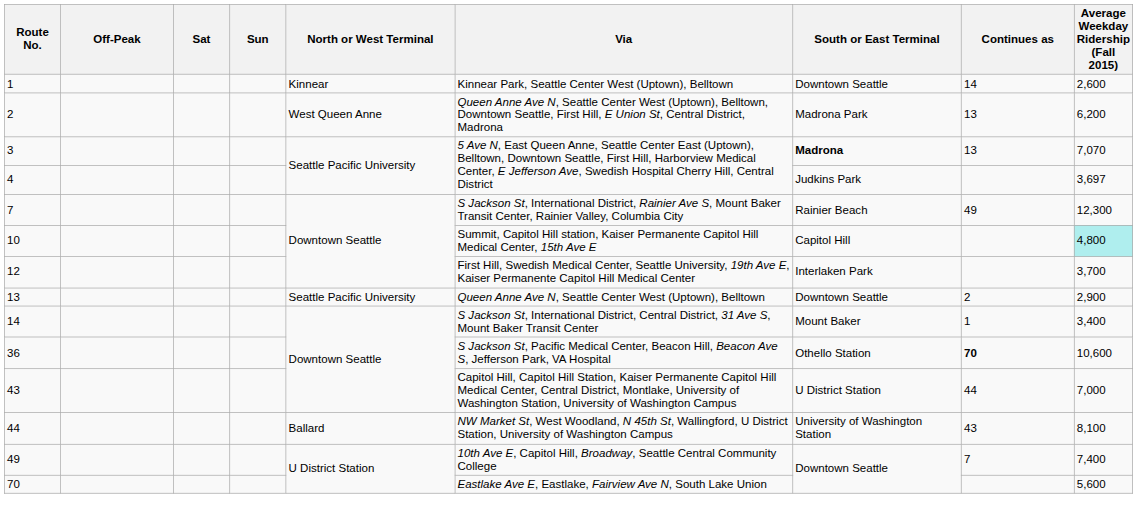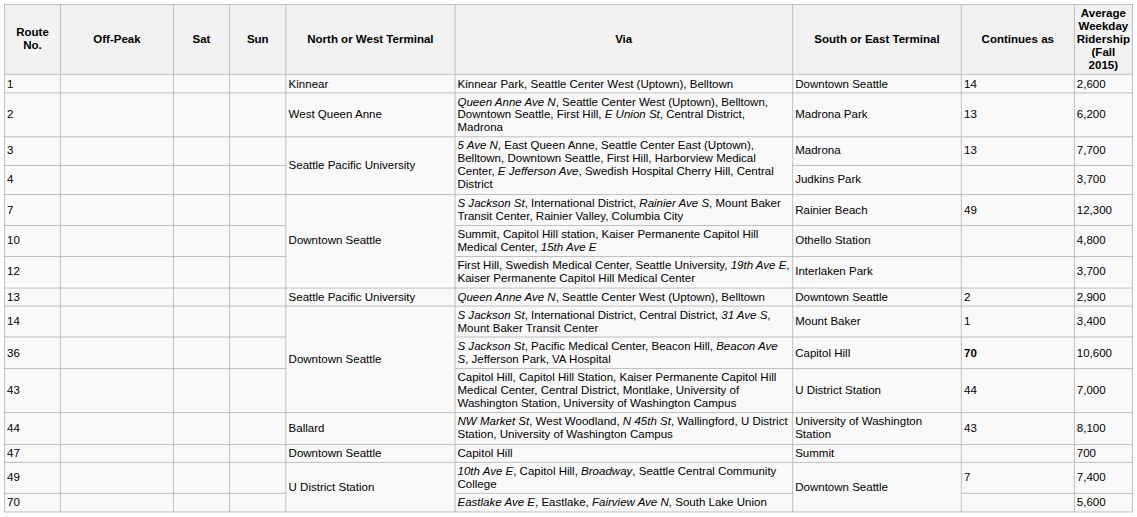(819, 151) bold -> (818, 151) normal
(1091, 151) 7,070 -> (1091, 151) 7,700
(1091, 179) 3,697 -> (1091, 179) 3,700
(823, 241) Capitol Hill -> (833, 241) Othello Station
(1091, 241) paleturquoise background -> (1091, 241) no background
(833, 353) Othello Station -> (823, 353) Capitol Hill
+ row: (13, 453)
